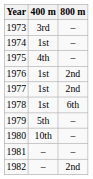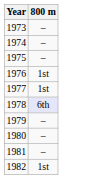- column: (43, 12)
(73, 74) 2nd -> (43, 74) 1st
(73, 89) 2nd -> (43, 89) 1st
(73, 105) no background -> (43, 105) lavender background
(73, 167) 2nd -> (43, 167) 1st
